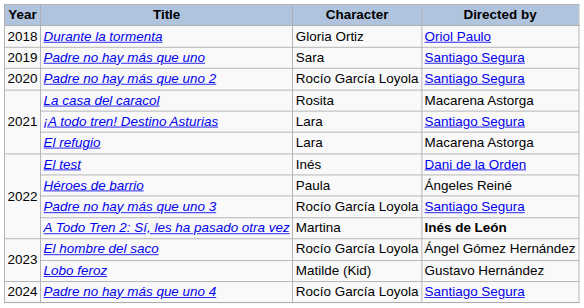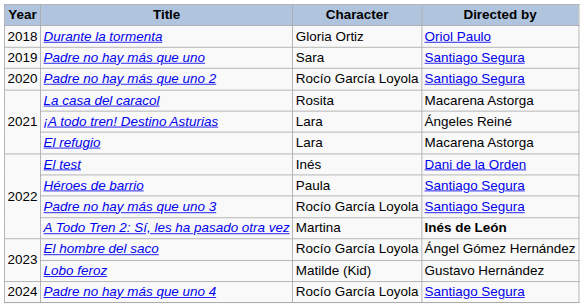(475, 121) Santiago Segura -> (468, 121) Ángeles Reiné
(468, 185) Ángeles Reiné -> (475, 185) Santiago Segura
